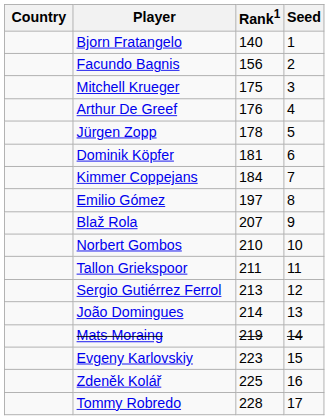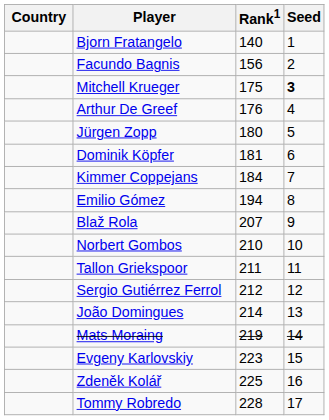(291, 87) normal -> (291, 87) bold
(251, 132) 178 -> (251, 132) 180
(251, 200) 197 -> (251, 200) 194
(251, 290) 213 -> (251, 290) 212
